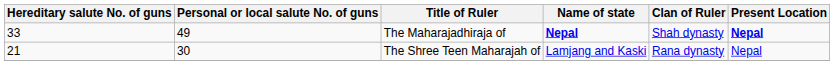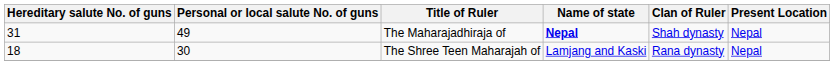(14, 32) 33 -> (14, 32) 31
(747, 32) bold -> (746, 32) normal
(14, 51) 21 -> (14, 51) 18
